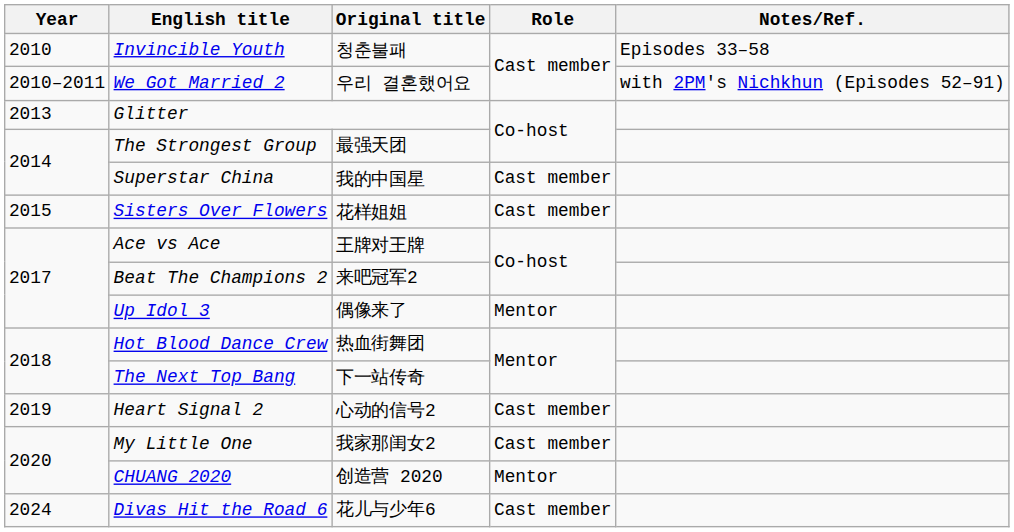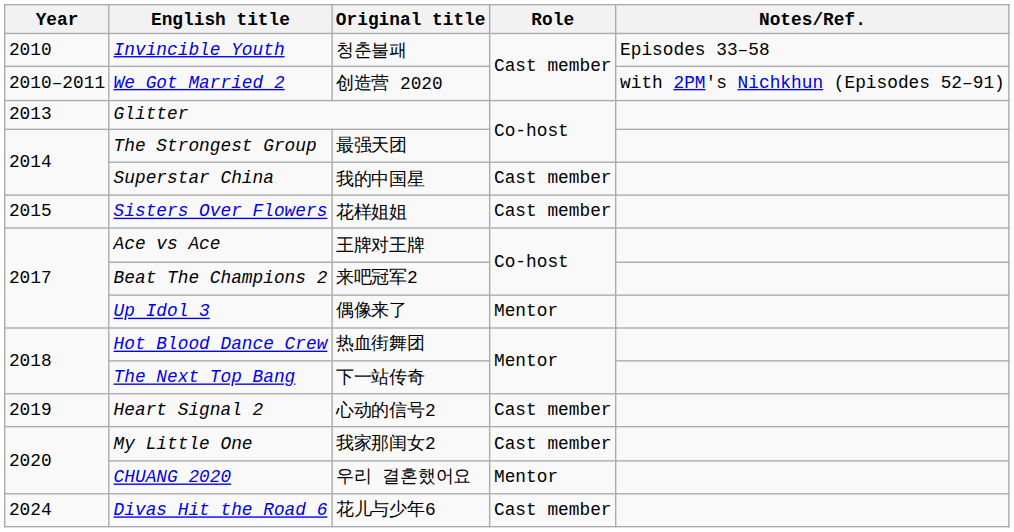(404, 84) 우리 결혼했어요 -> (389, 84) 创造营 2020
(389, 478) 创造营 2020 -> (404, 478) 우리 결혼했어요
